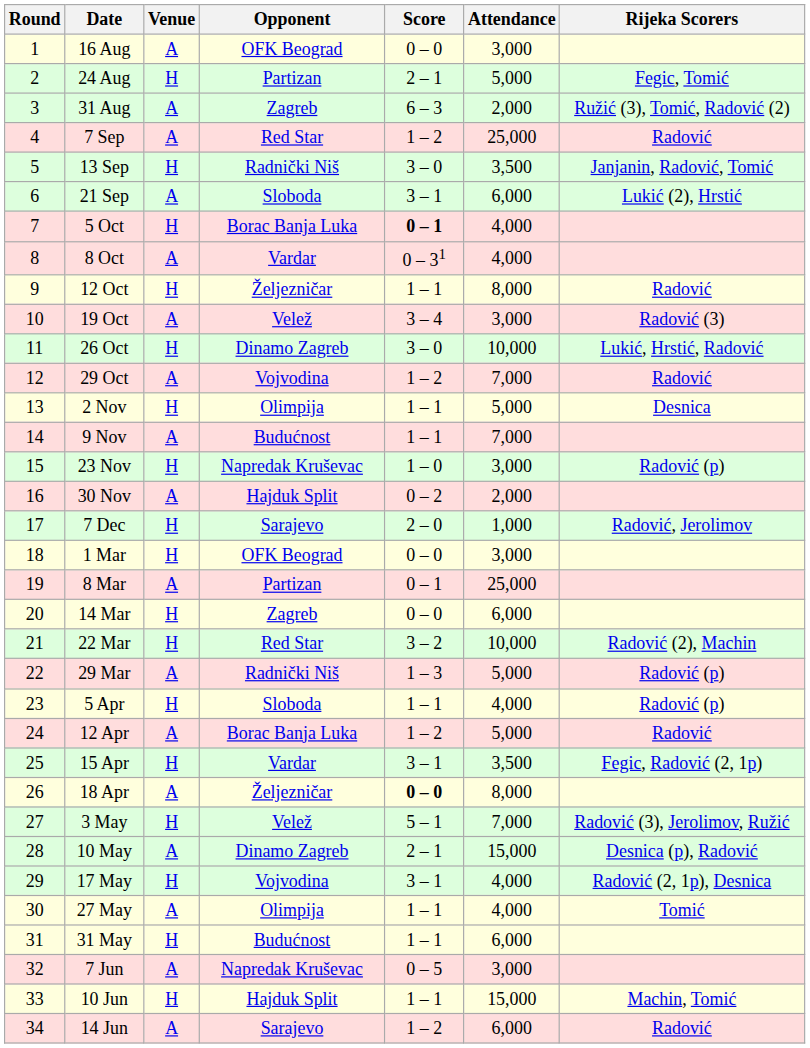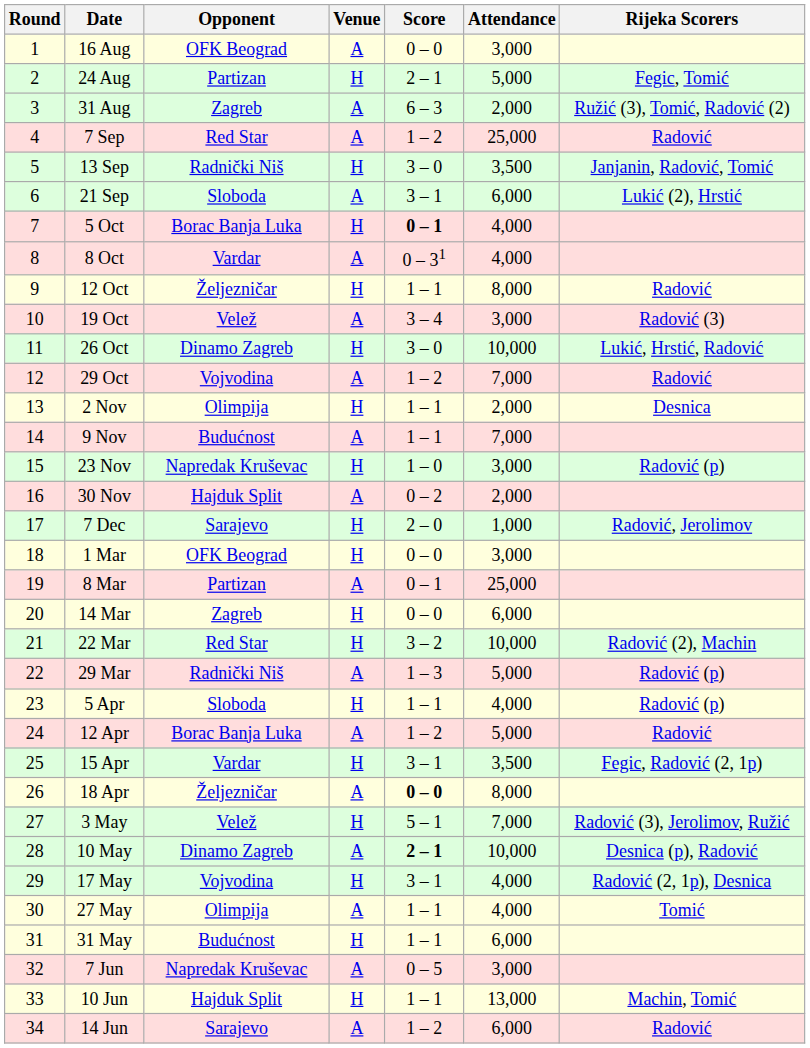columns swapped: (172, 19) <-> (292, 19)
(512, 407) 5,000 -> (512, 407) 2,000
(424, 851) normal -> (424, 851) bold
(512, 851) 15,000 -> (512, 851) 10,000
(512, 999) 15,000 -> (512, 999) 13,000
